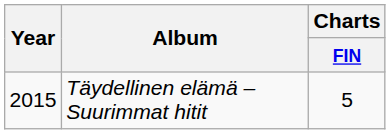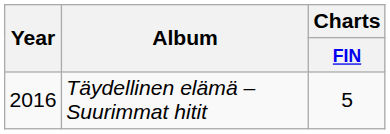(33, 100) 2015 -> (33, 100) 2016
